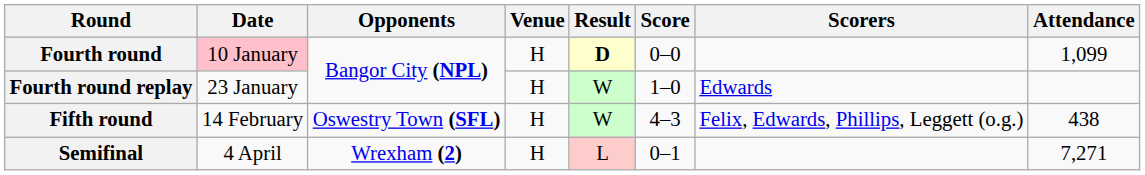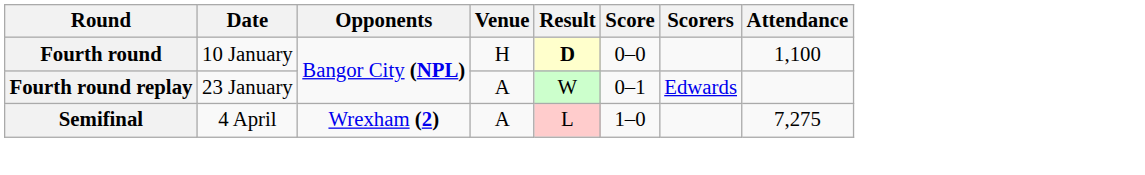(253, 53) pink background -> (247, 53) no background
(1084, 53) 1,099 -> (797, 53) 1,100
(537, 86) H -> (502, 86) A
(665, 86) 1–0 -> (630, 86) 0–1
- row: (101, 119)
(537, 152) H -> (502, 119) A
(665, 152) 0–1 -> (630, 119) 1–0
(1084, 152) 7,271 -> (797, 119) 7,275
